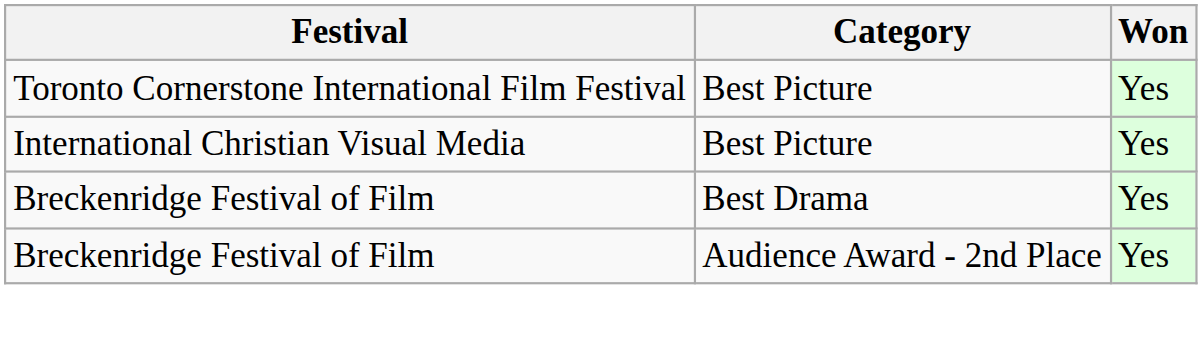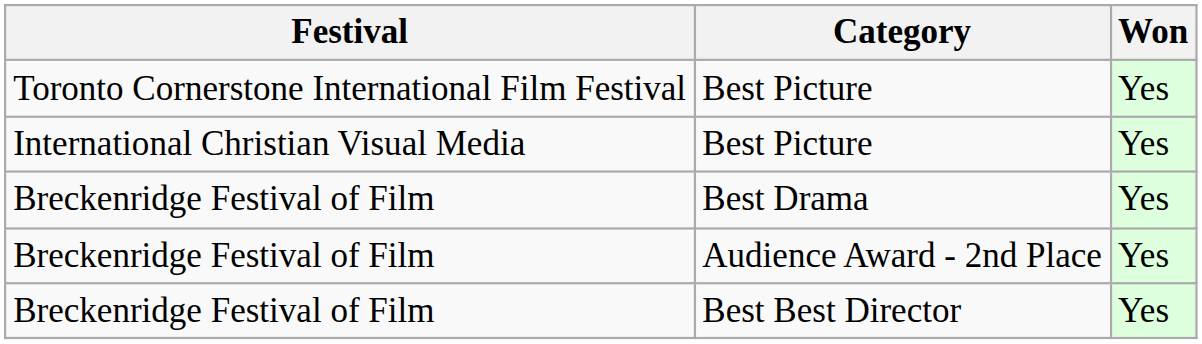+ row: (224, 310)
